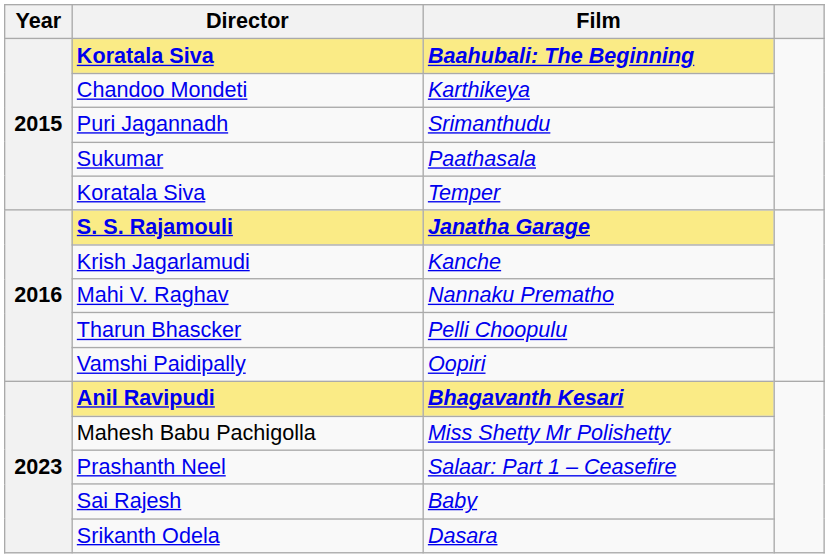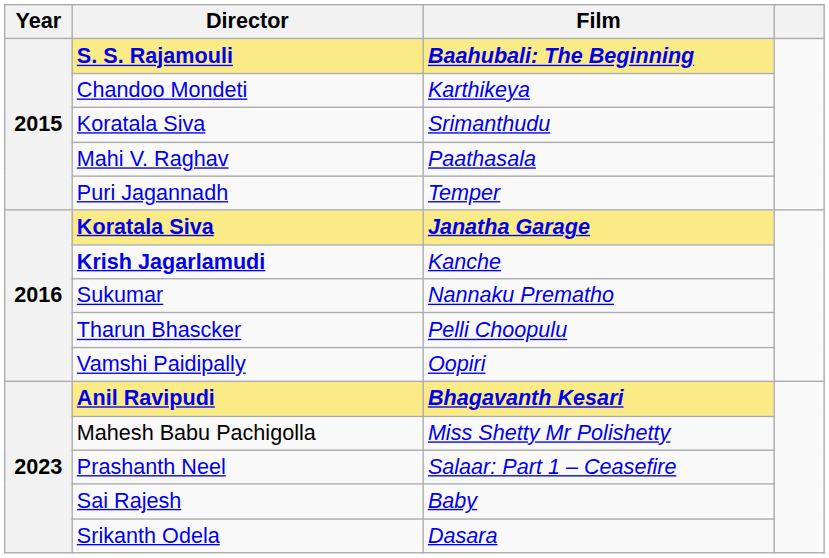(145, 55) Koratala Siva -> (155, 55) S. S. Rajamouli
(153, 124) Puri Jagannadh -> (141, 124) Koratala Siva
(120, 158) Sukumar -> (153, 158) Mahi V. Raghav
(141, 192) Koratala Siva -> (153, 192) Puri Jagannadh
(155, 227) S. S. Rajamouli -> (145, 227) Koratala Siva
(163, 261) normal -> (171, 261) bold
(153, 295) Mahi V. Raghav -> (120, 295) Sukumar
